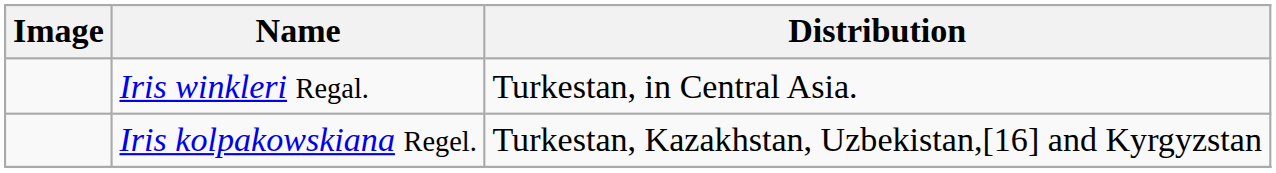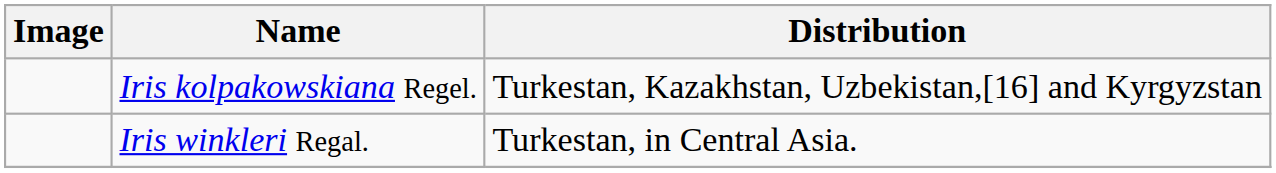rows swapped: (298, 139) <-> (244, 85)
